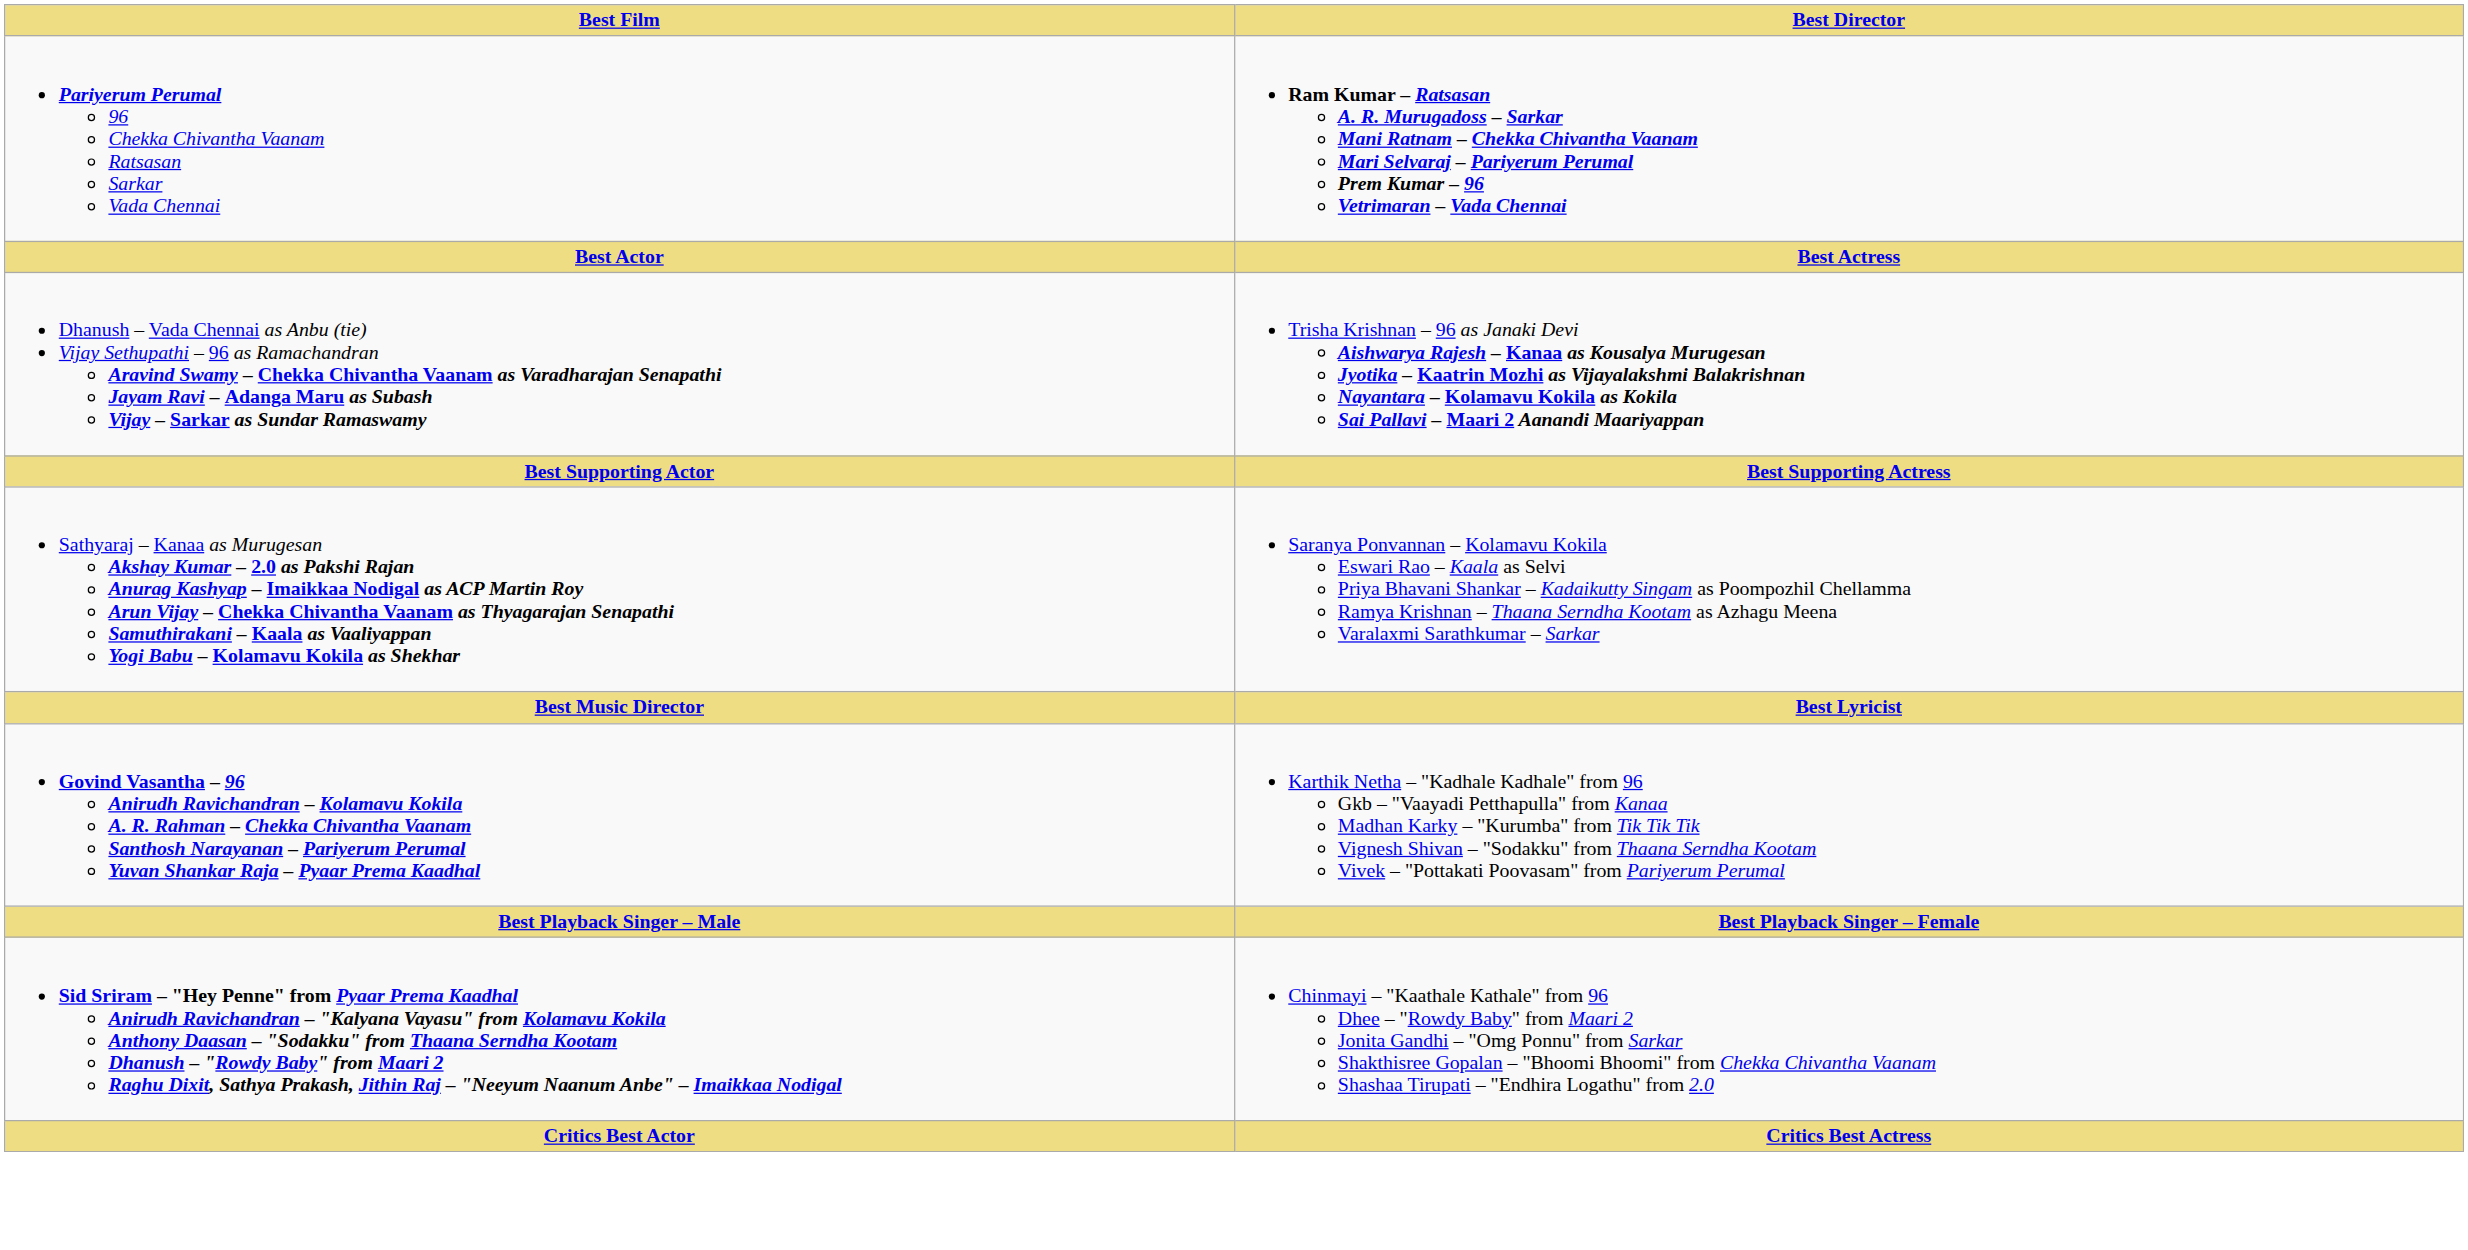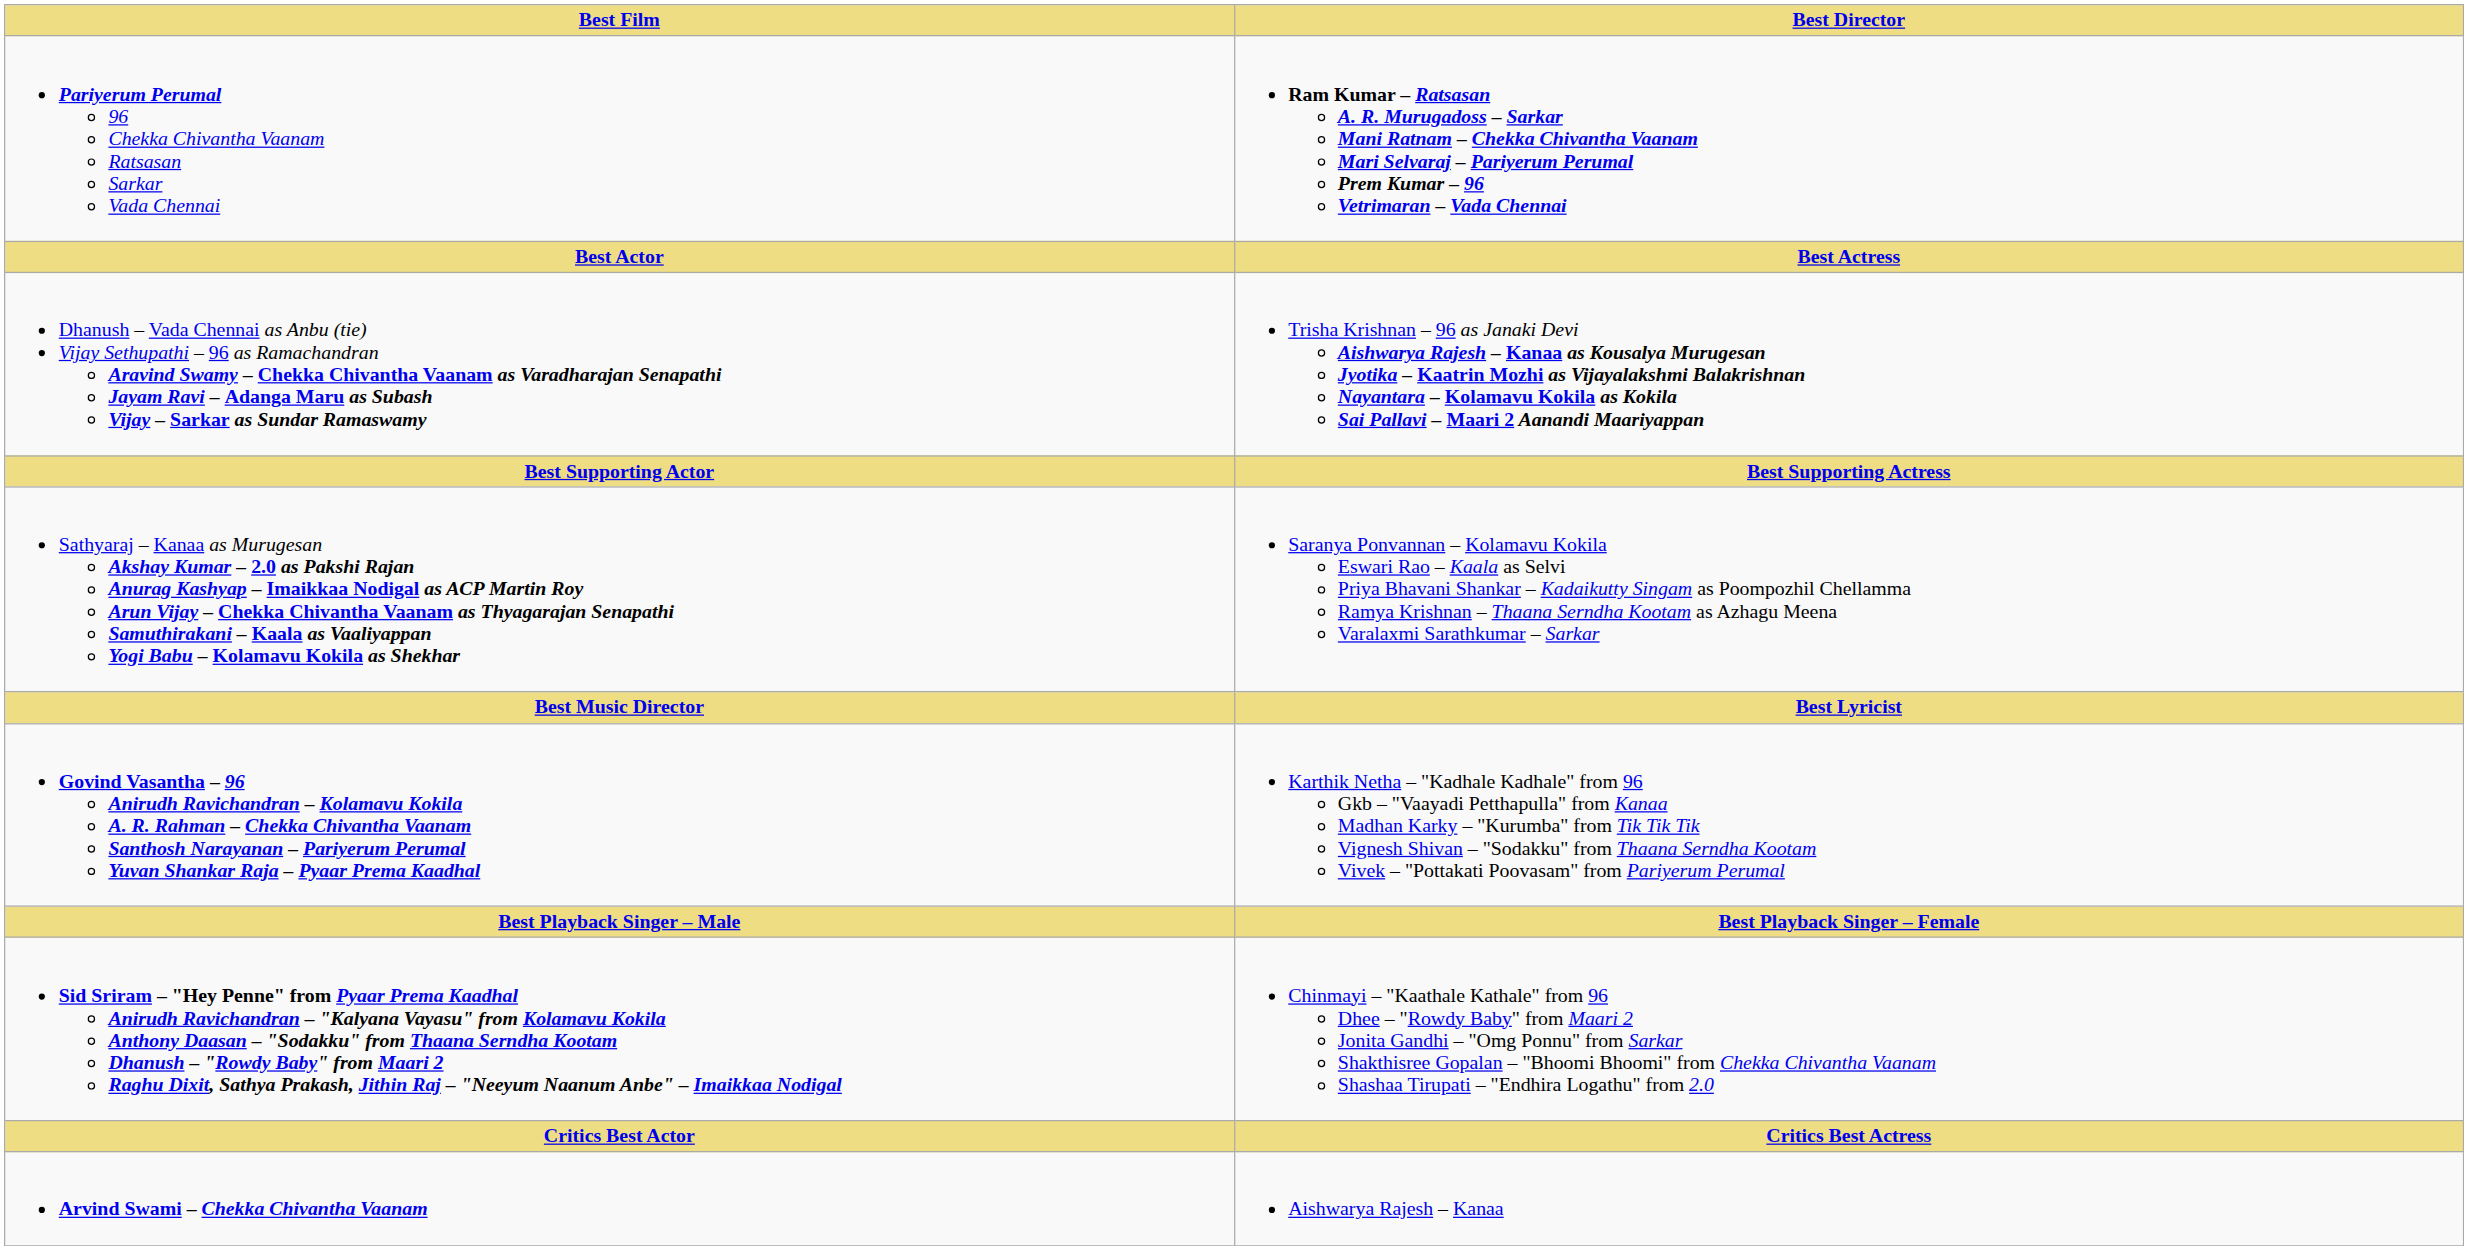+ row: (619, 1210)
